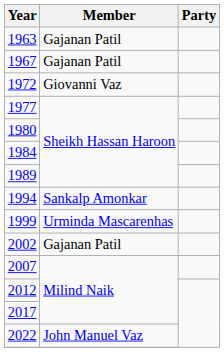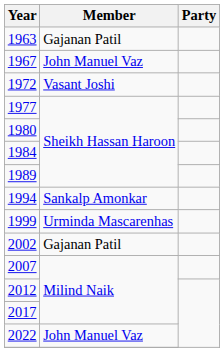(82, 61) Gajanan Patil -> (93, 61) John Manuel Vaz
(82, 84) Giovanni Vaz -> (79, 84) Vasant Joshi
